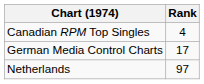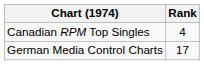- row: (39, 69)
